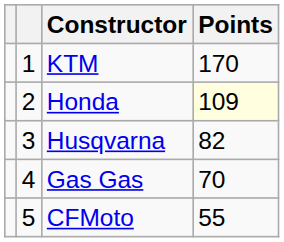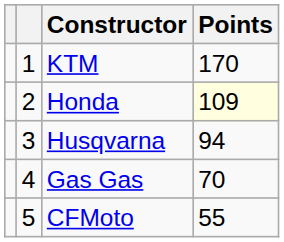(212, 141) 82 -> (212, 141) 94
